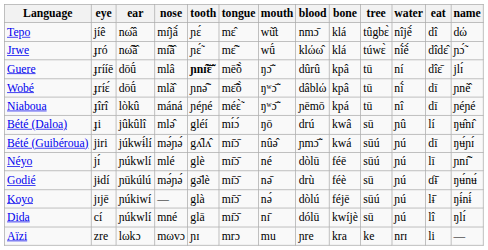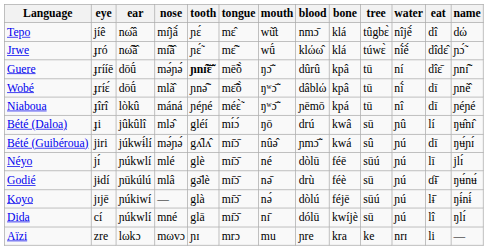(166, 69) mlâ -> (170, 69) mə́ɲə́
(458, 69) jlɪ́ -> (461, 69) ɲnɪ̃̂
(371, 143) sūú -> (369, 143) sû
(461, 161) ɲnɪ̃̂ -> (458, 161) jlɪ́
(170, 180) mə́ɲə́ -> (166, 180) mlâ
